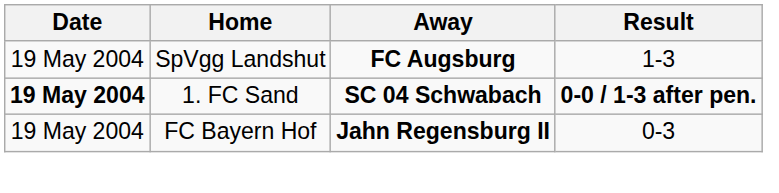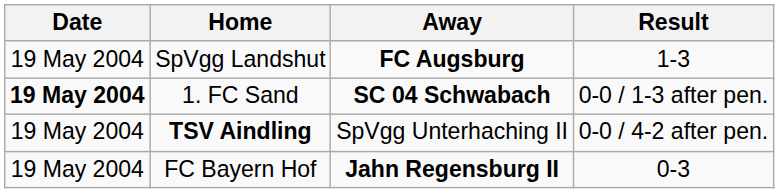(659, 95) bold -> (673, 95) normal
+ row: (240, 132)
